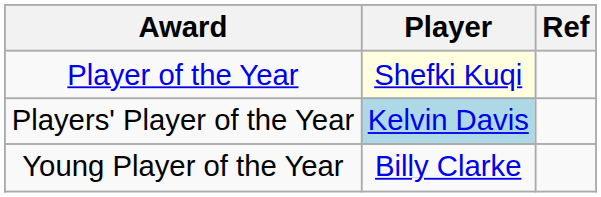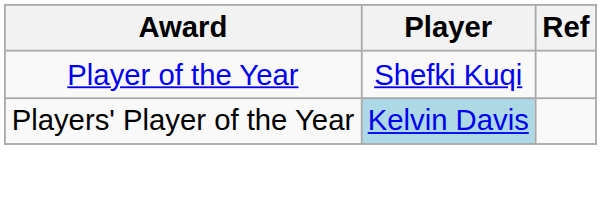(448, 74) lightyellow background -> (448, 74) no background
- row: (183, 167)
